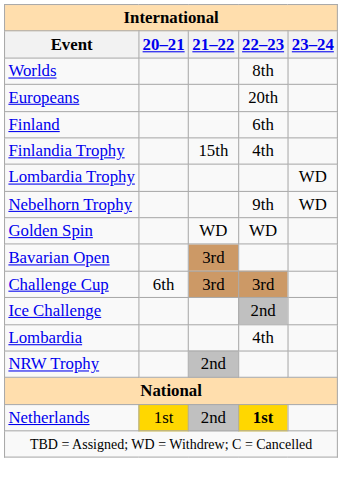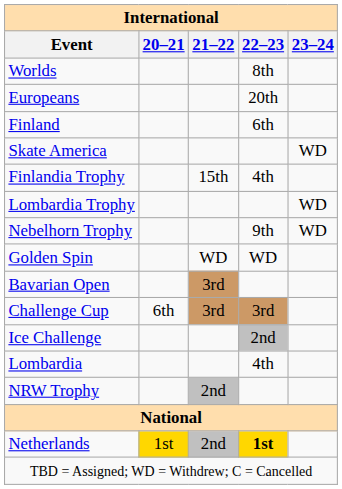+ row: (58, 151)
